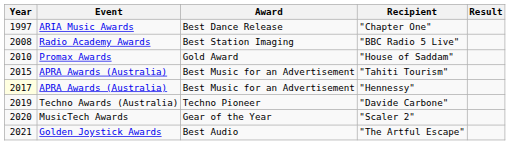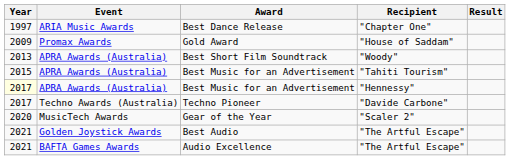- row: (238, 42)
(21, 57) 2010 -> (21, 42) 2009
+ row: (255, 57)
(21, 102) 2019 -> (21, 102) 2017
+ row: (227, 147)
